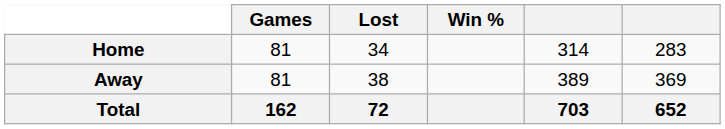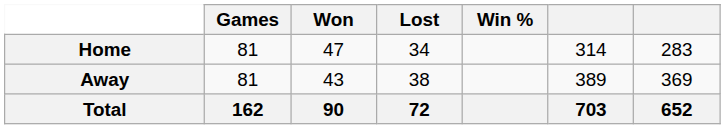+ column: (333, 20)
